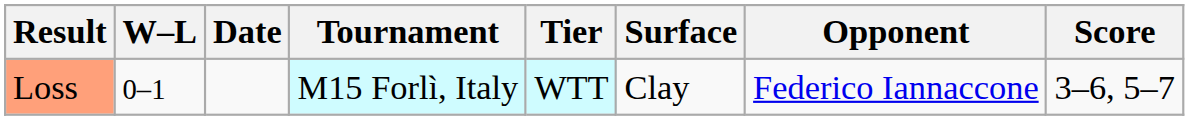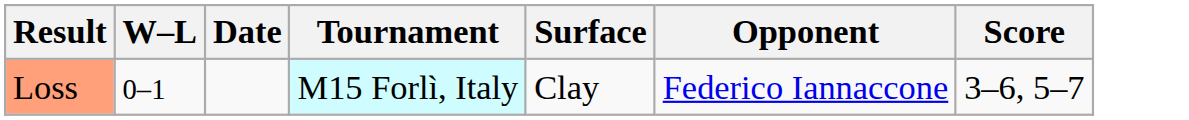- column: (571, 31)
